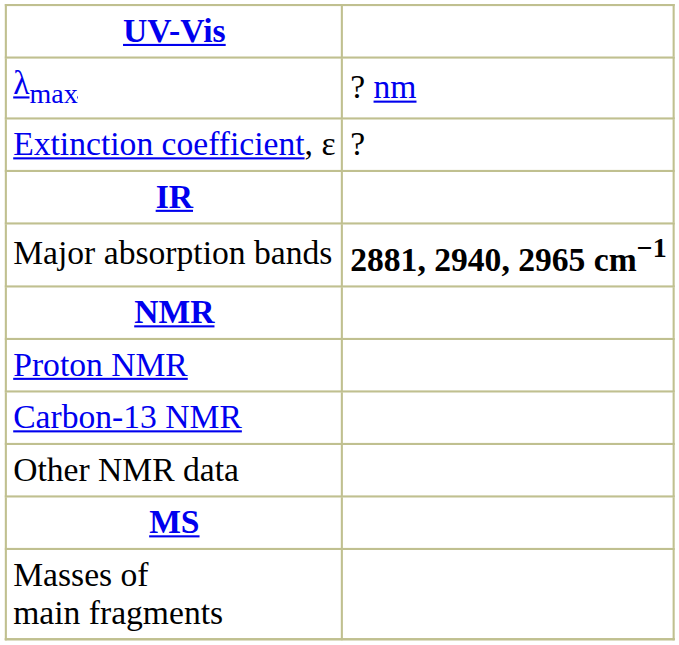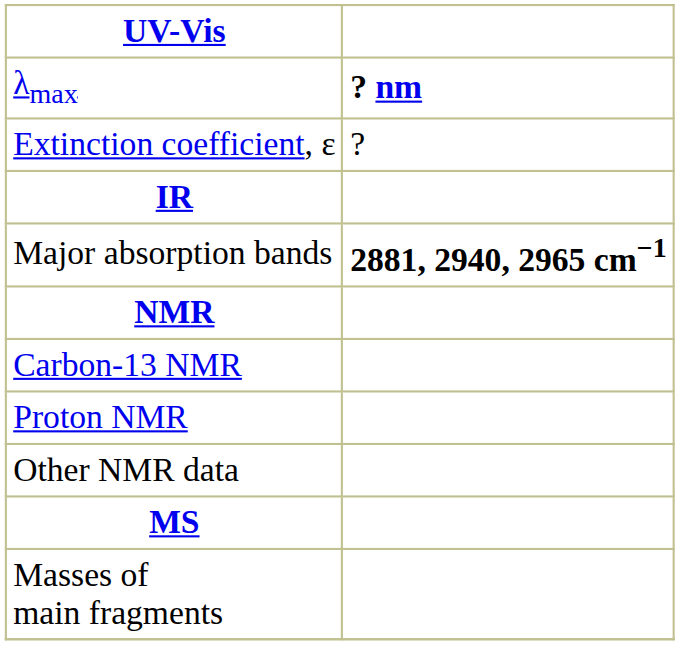(383, 87) normal -> (386, 87) bold
rows swapped: (100, 363) <-> (128, 416)
